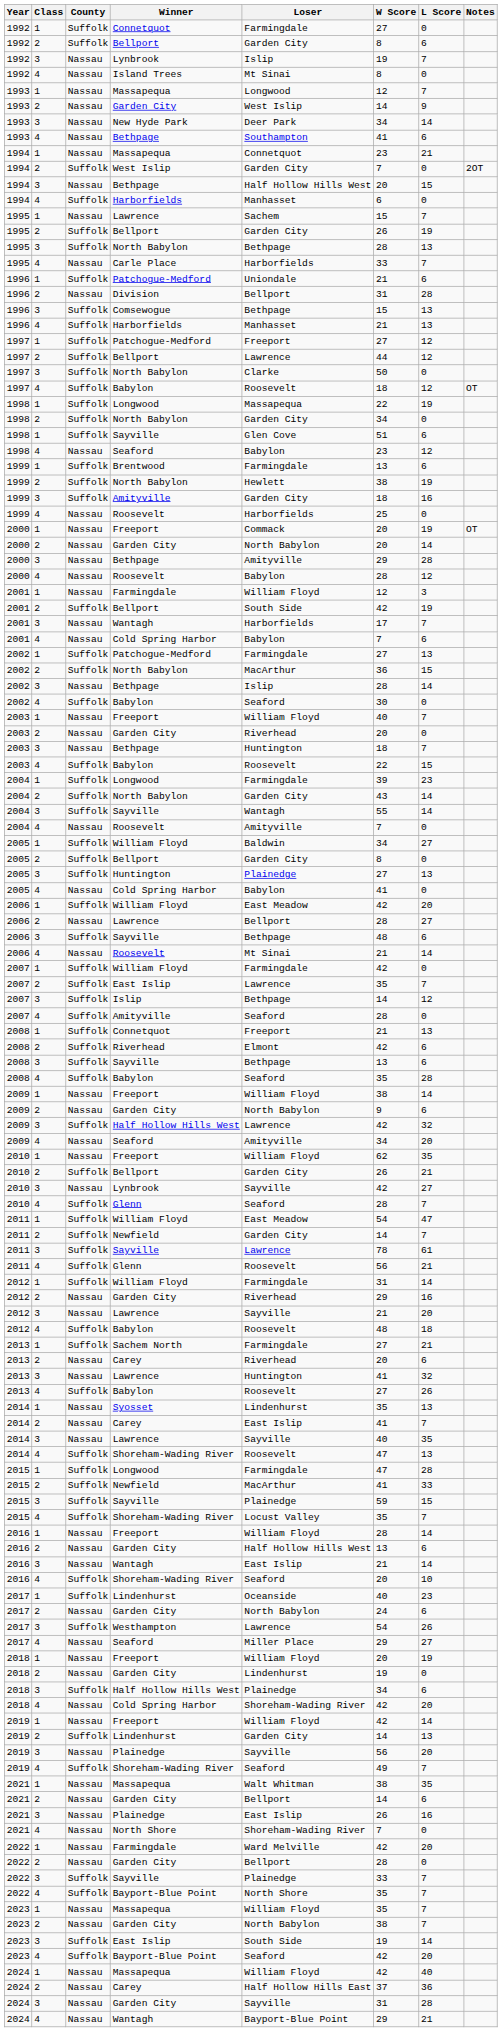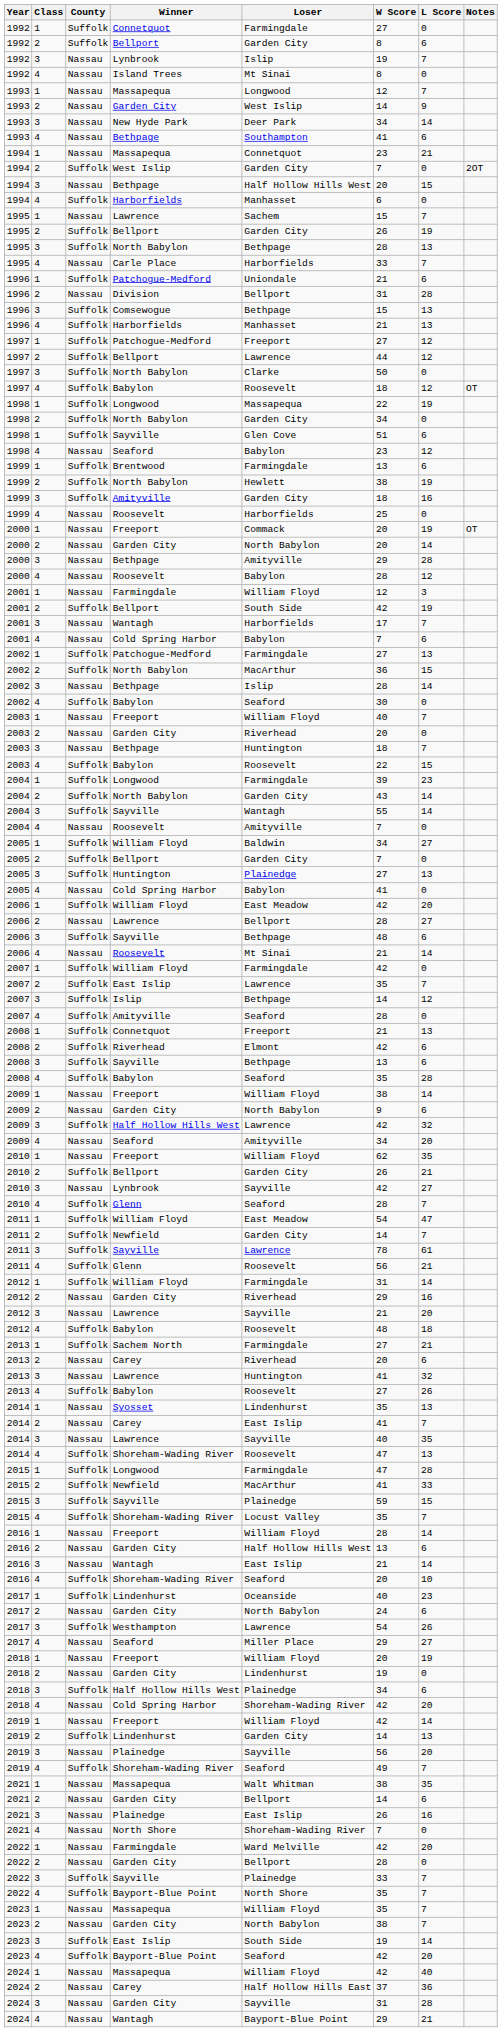(379, 859) 8 -> (379, 859) 7
